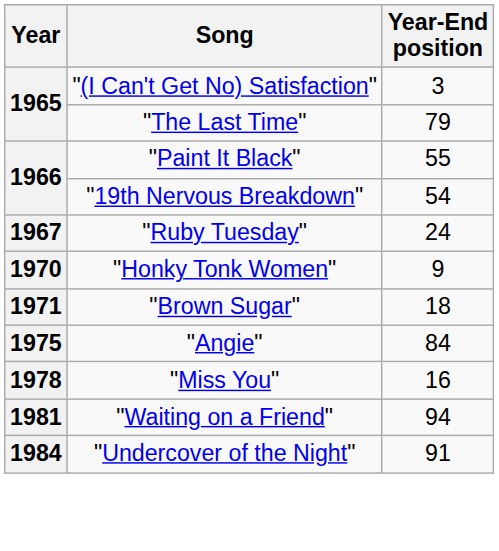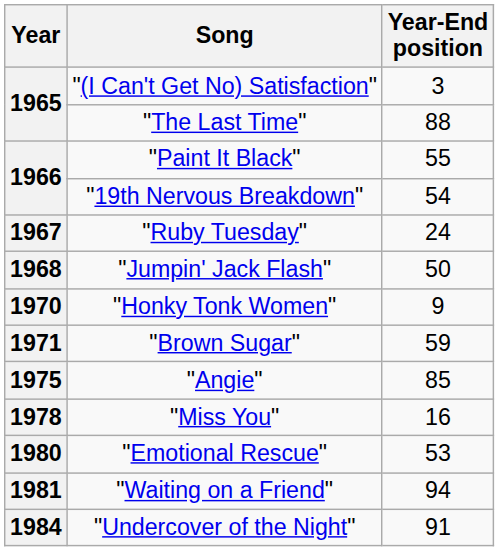(438, 122) 79 -> (438, 122) 88
+ row: (225, 269)
(438, 306) 18 -> (438, 343) 59
(438, 343) 84 -> (438, 380) 85
+ row: (225, 453)
